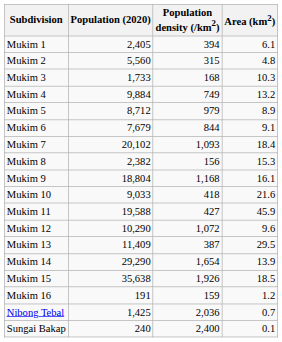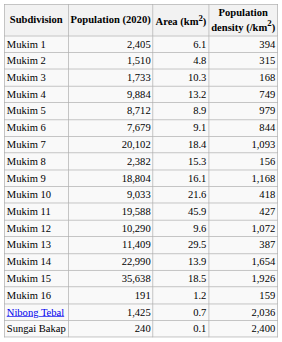columns swapped: (250, 20) <-> (188, 20)
(139, 61) 5,560 -> (139, 61) 1,510
(136, 262) 29,290 -> (136, 262) 22,990
